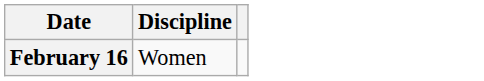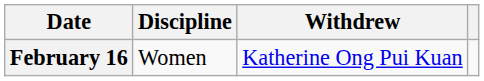+ column: (352, 22)
